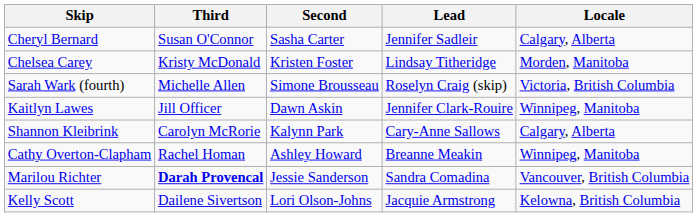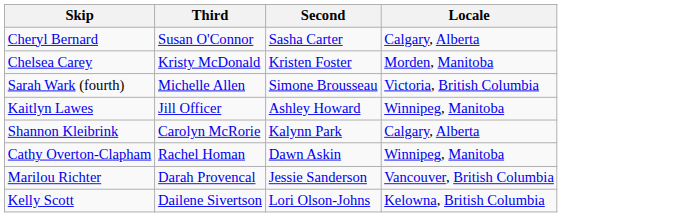- column: (449, 16)
(306, 108) Dawn Askin -> (315, 108) Ashley Howard
(316, 154) Ashley Howard -> (305, 154) Dawn Askin
(211, 177) bold -> (207, 177) normal
